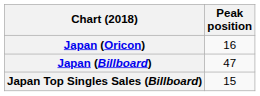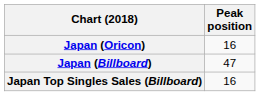(230, 81) 15 -> (230, 81) 16
